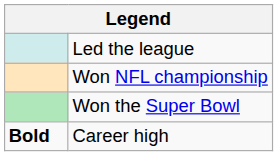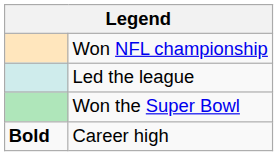rows swapped: (133, 48) <-> (170, 77)
